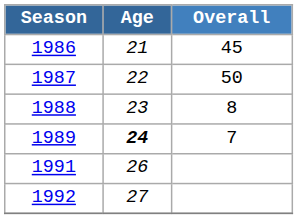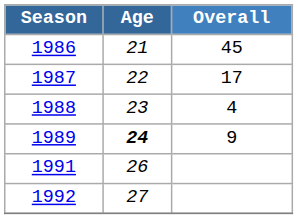(232, 79) 50 -> (232, 79) 17
(232, 109) 8 -> (232, 109) 4
(232, 139) 7 -> (232, 139) 9
